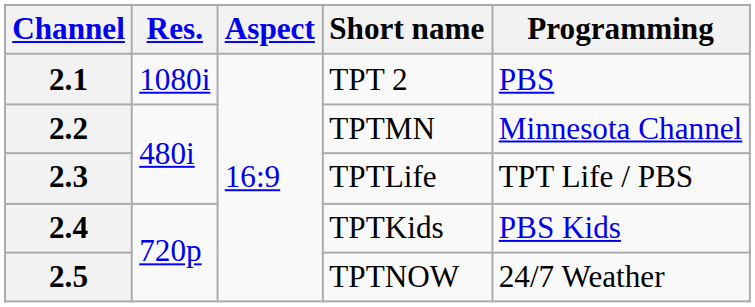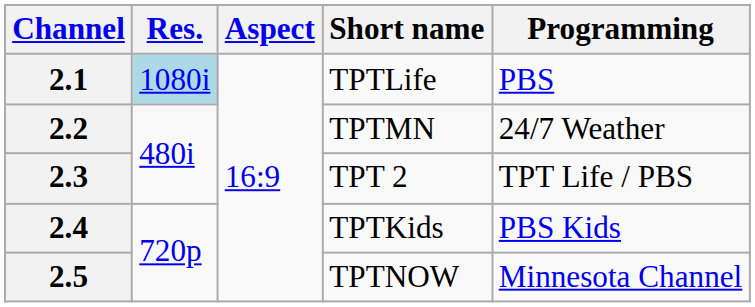(175, 78) no background -> (175, 78) lightblue background
(368, 78) TPT 2 -> (383, 78) TPTLife
(621, 128) Minnesota Channel -> (582, 128) 24/7 Weather
(383, 177) TPTLife -> (368, 177) TPT 2
(582, 276) 24/7 Weather -> (621, 276) Minnesota Channel
